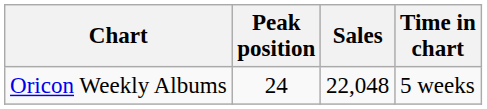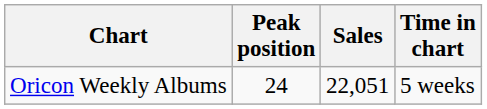(358, 85) 22,048 -> (358, 85) 22,051
